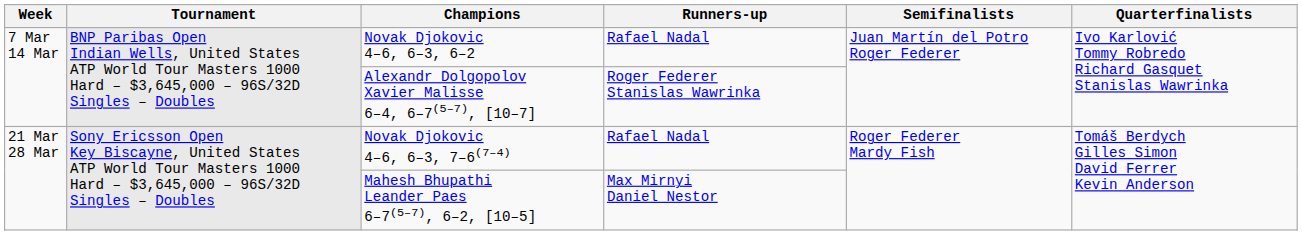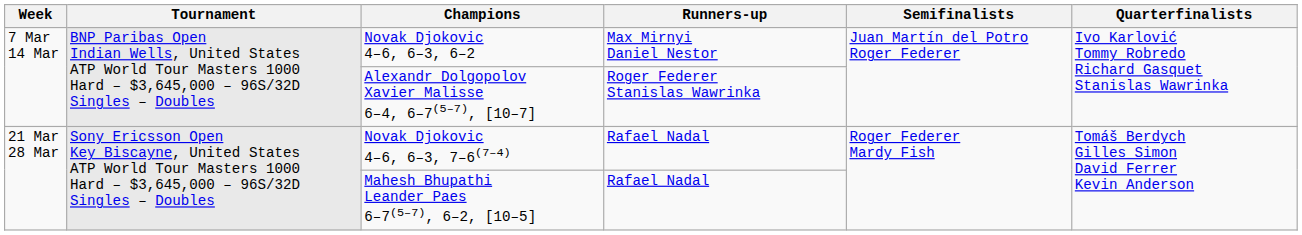(658, 39) Rafael Nadal -> (662, 47) Max Mirnyi Daniel Nestor
(662, 190) Max Mirnyi Daniel Nestor -> (658, 182) Rafael Nadal
